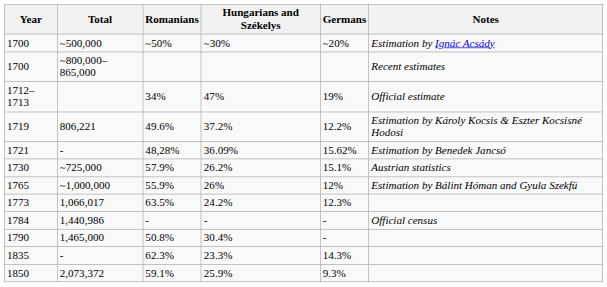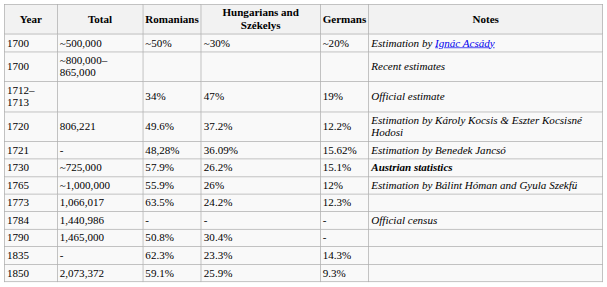(18, 126) 1719 -> (18, 126) 1720
(411, 167) normal -> (412, 167) bold
